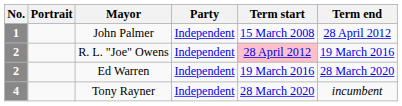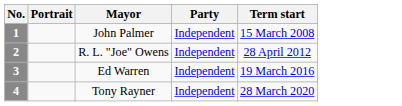- column: (357, 14)
(277, 52) pink background -> (277, 52) no background
(16, 71) 2 -> (16, 71) 3
